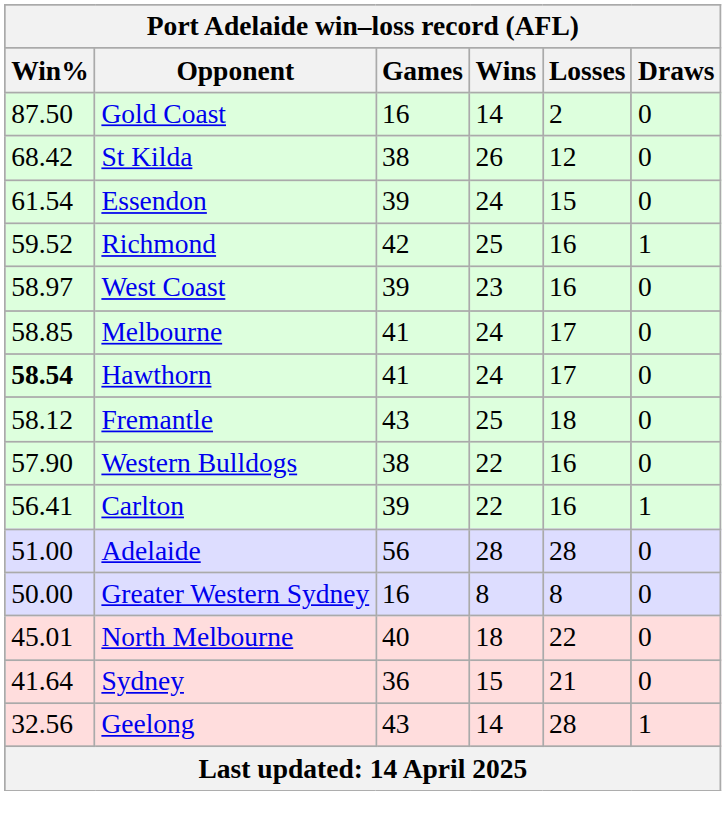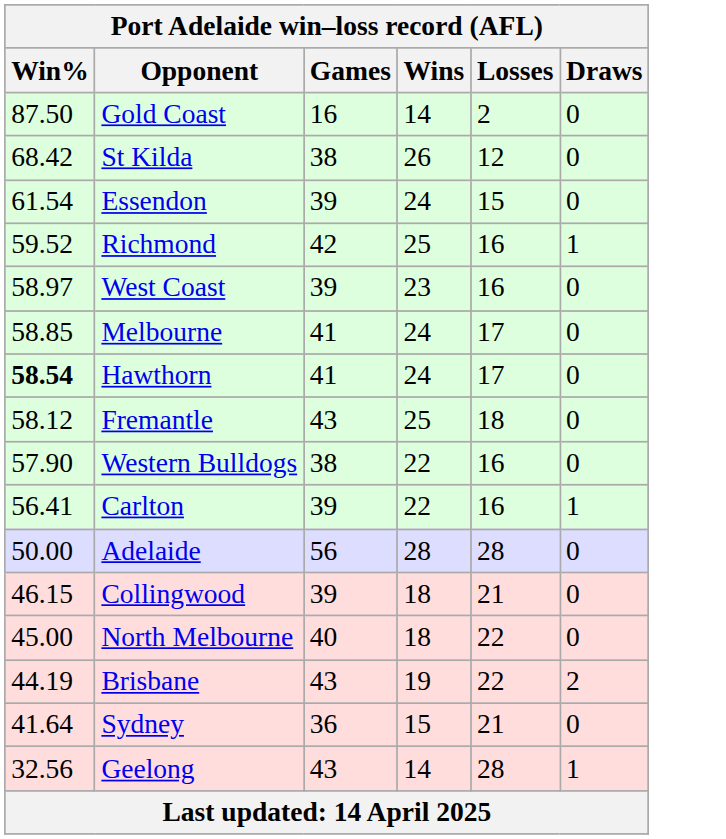(42, 550) 51.00 -> (42, 550) 50.00
- row: (235, 593)
+ row: (173, 593)
(42, 637) 45.01 -> (42, 637) 45.00
+ row: (150, 680)
